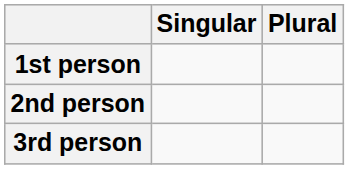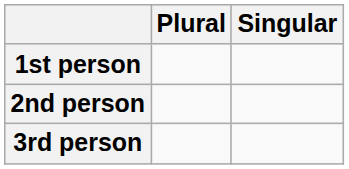columns swapped: (206, 24) <-> (303, 24)
